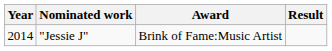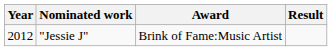(20, 35) 2014 -> (20, 35) 2012
